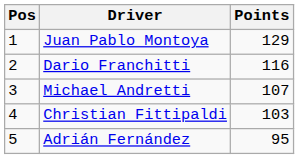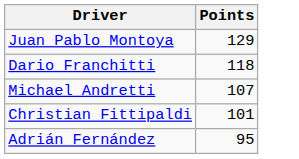- column: (22, 17)
(276, 67) 116 -> (241, 67) 118
(276, 116) 103 -> (241, 116) 101
